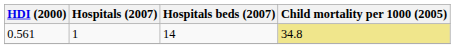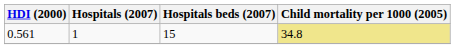(169, 33) 14 -> (169, 33) 15
